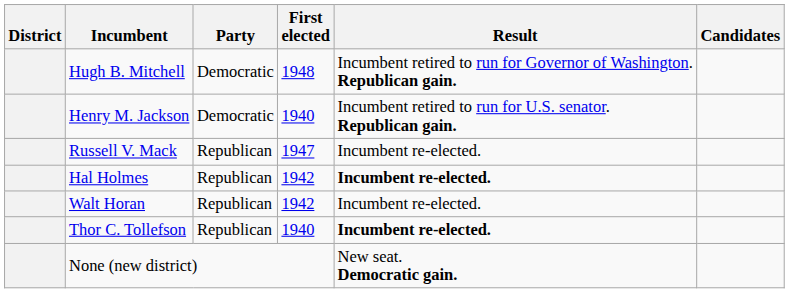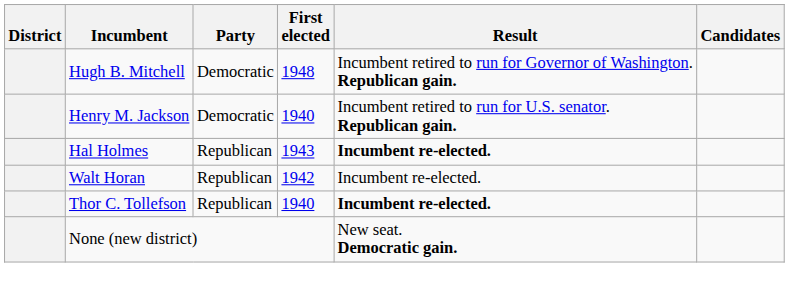- row: (123, 151)
(298, 177) 1942 -> (298, 151) 1943
